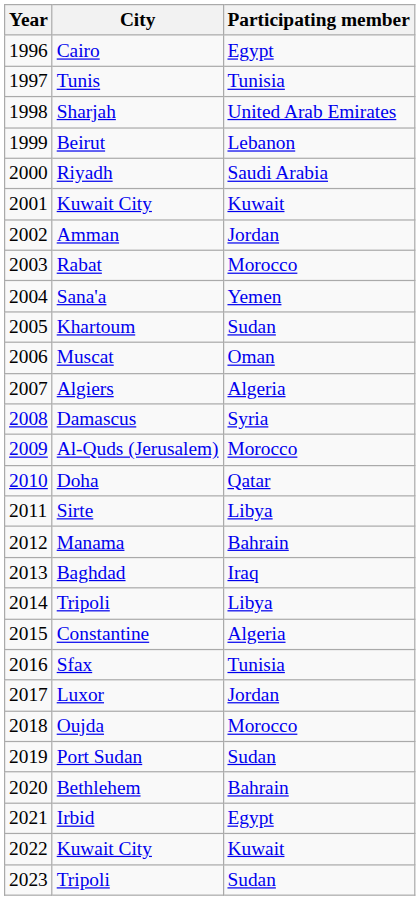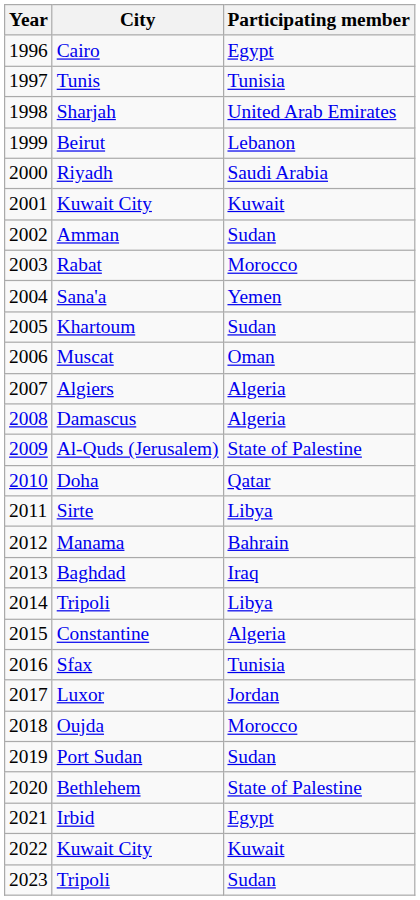(253, 234) Jordan -> (252, 234) Sudan
(248, 419) Syria -> (257, 419) Algeria
(262, 449) Morocco -> (295, 449) State of Palestine
(258, 787) Bahrain -> (295, 787) State of Palestine
